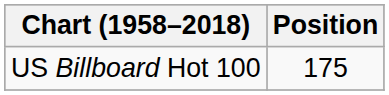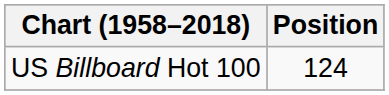(326, 68) 175 -> (326, 68) 124
